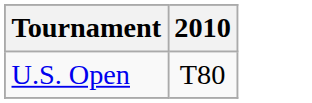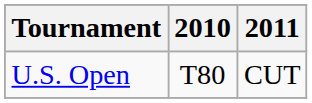+ column: (272, 27)
